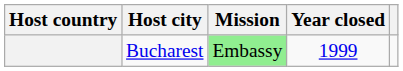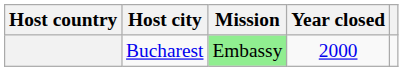(338, 50) 1999 -> (338, 50) 2000
